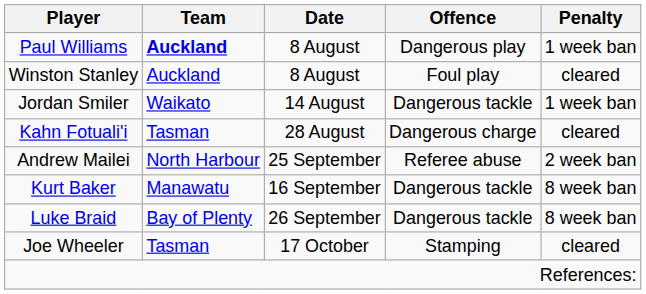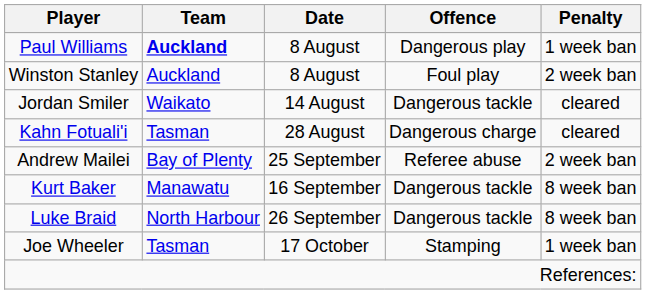(591, 75) cleared -> (591, 75) 2 week ban
(591, 103) 1 week ban -> (591, 103) cleared
(203, 160) North Harbour -> (199, 160) Bay of Plenty
(199, 217) Bay of Plenty -> (203, 217) North Harbour
(591, 246) cleared -> (591, 246) 1 week ban
